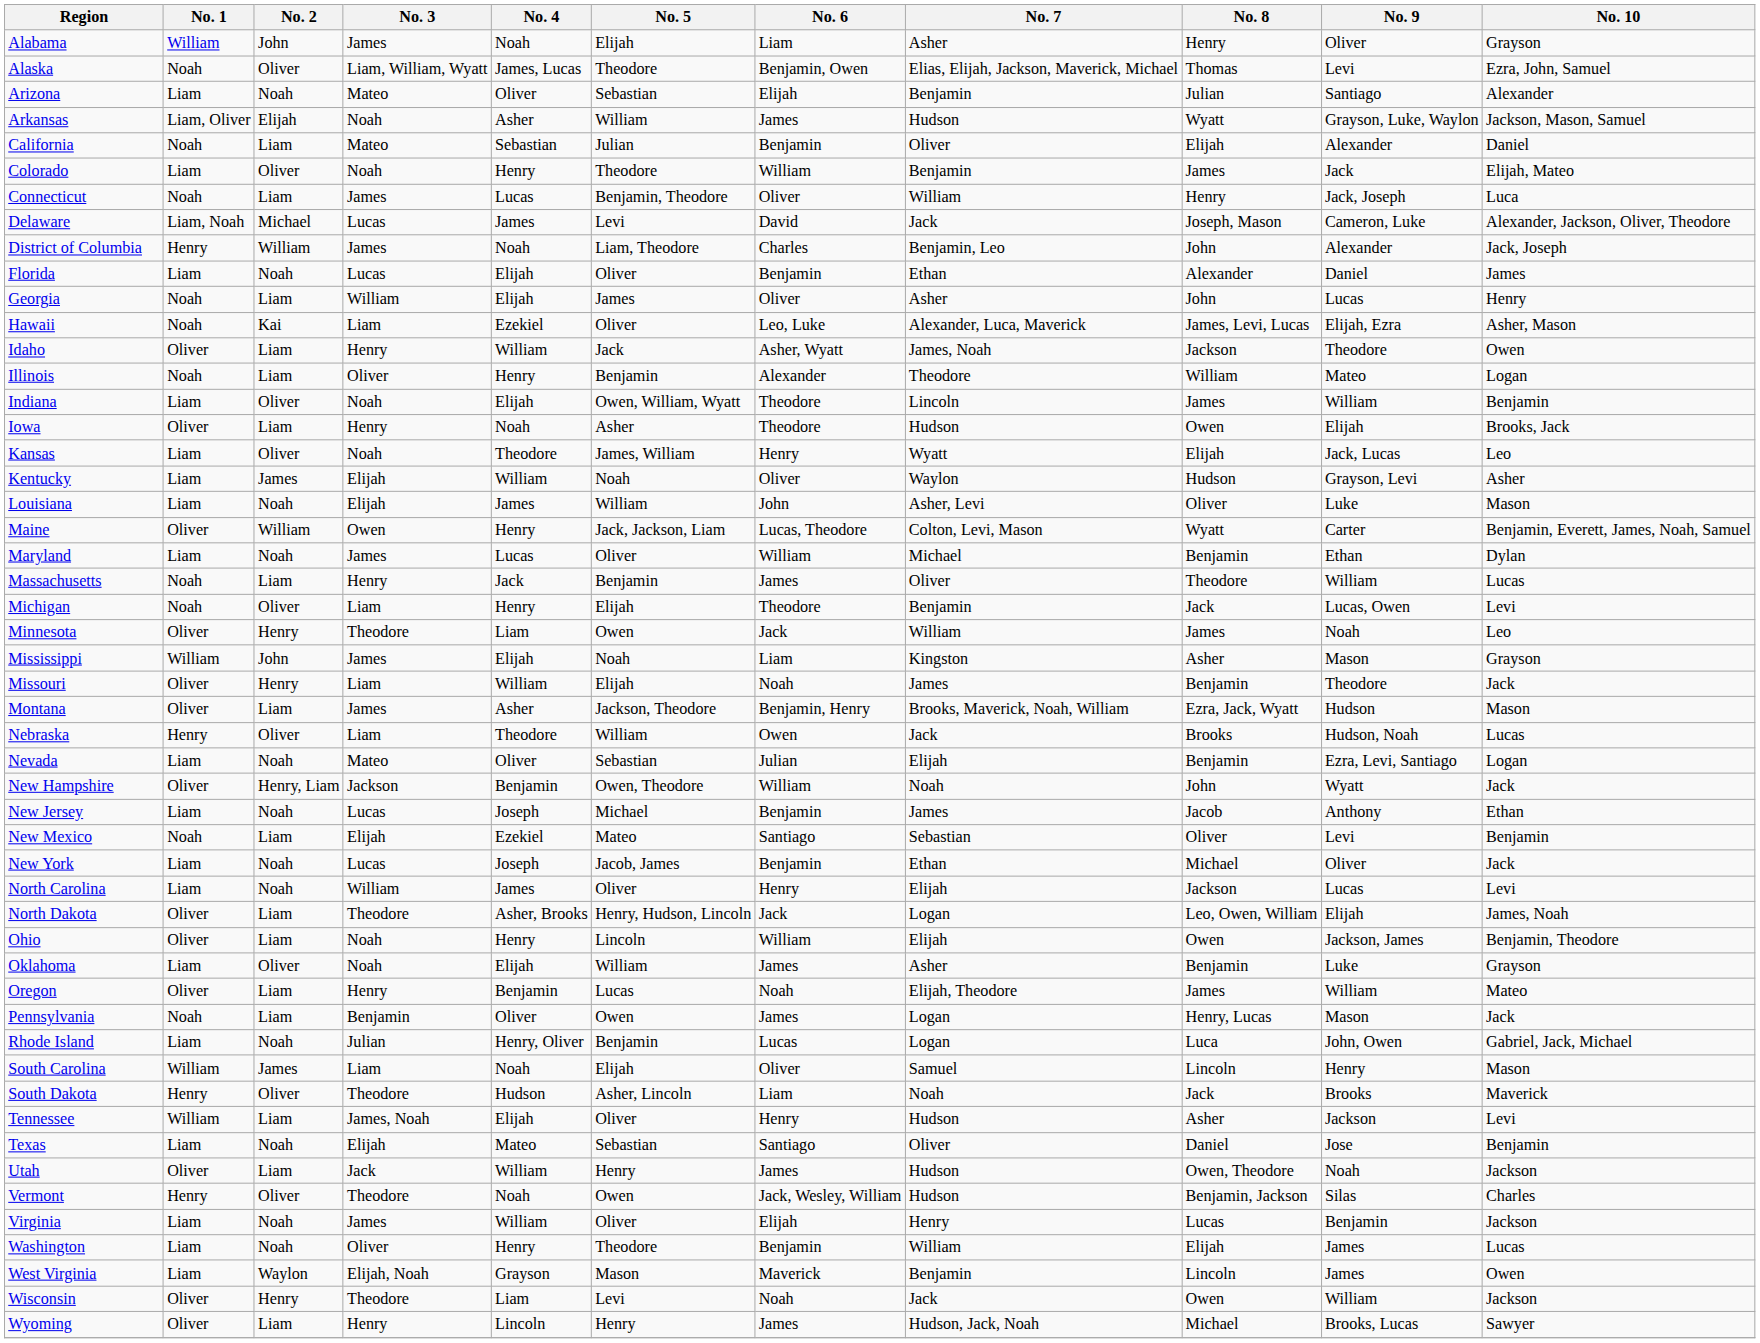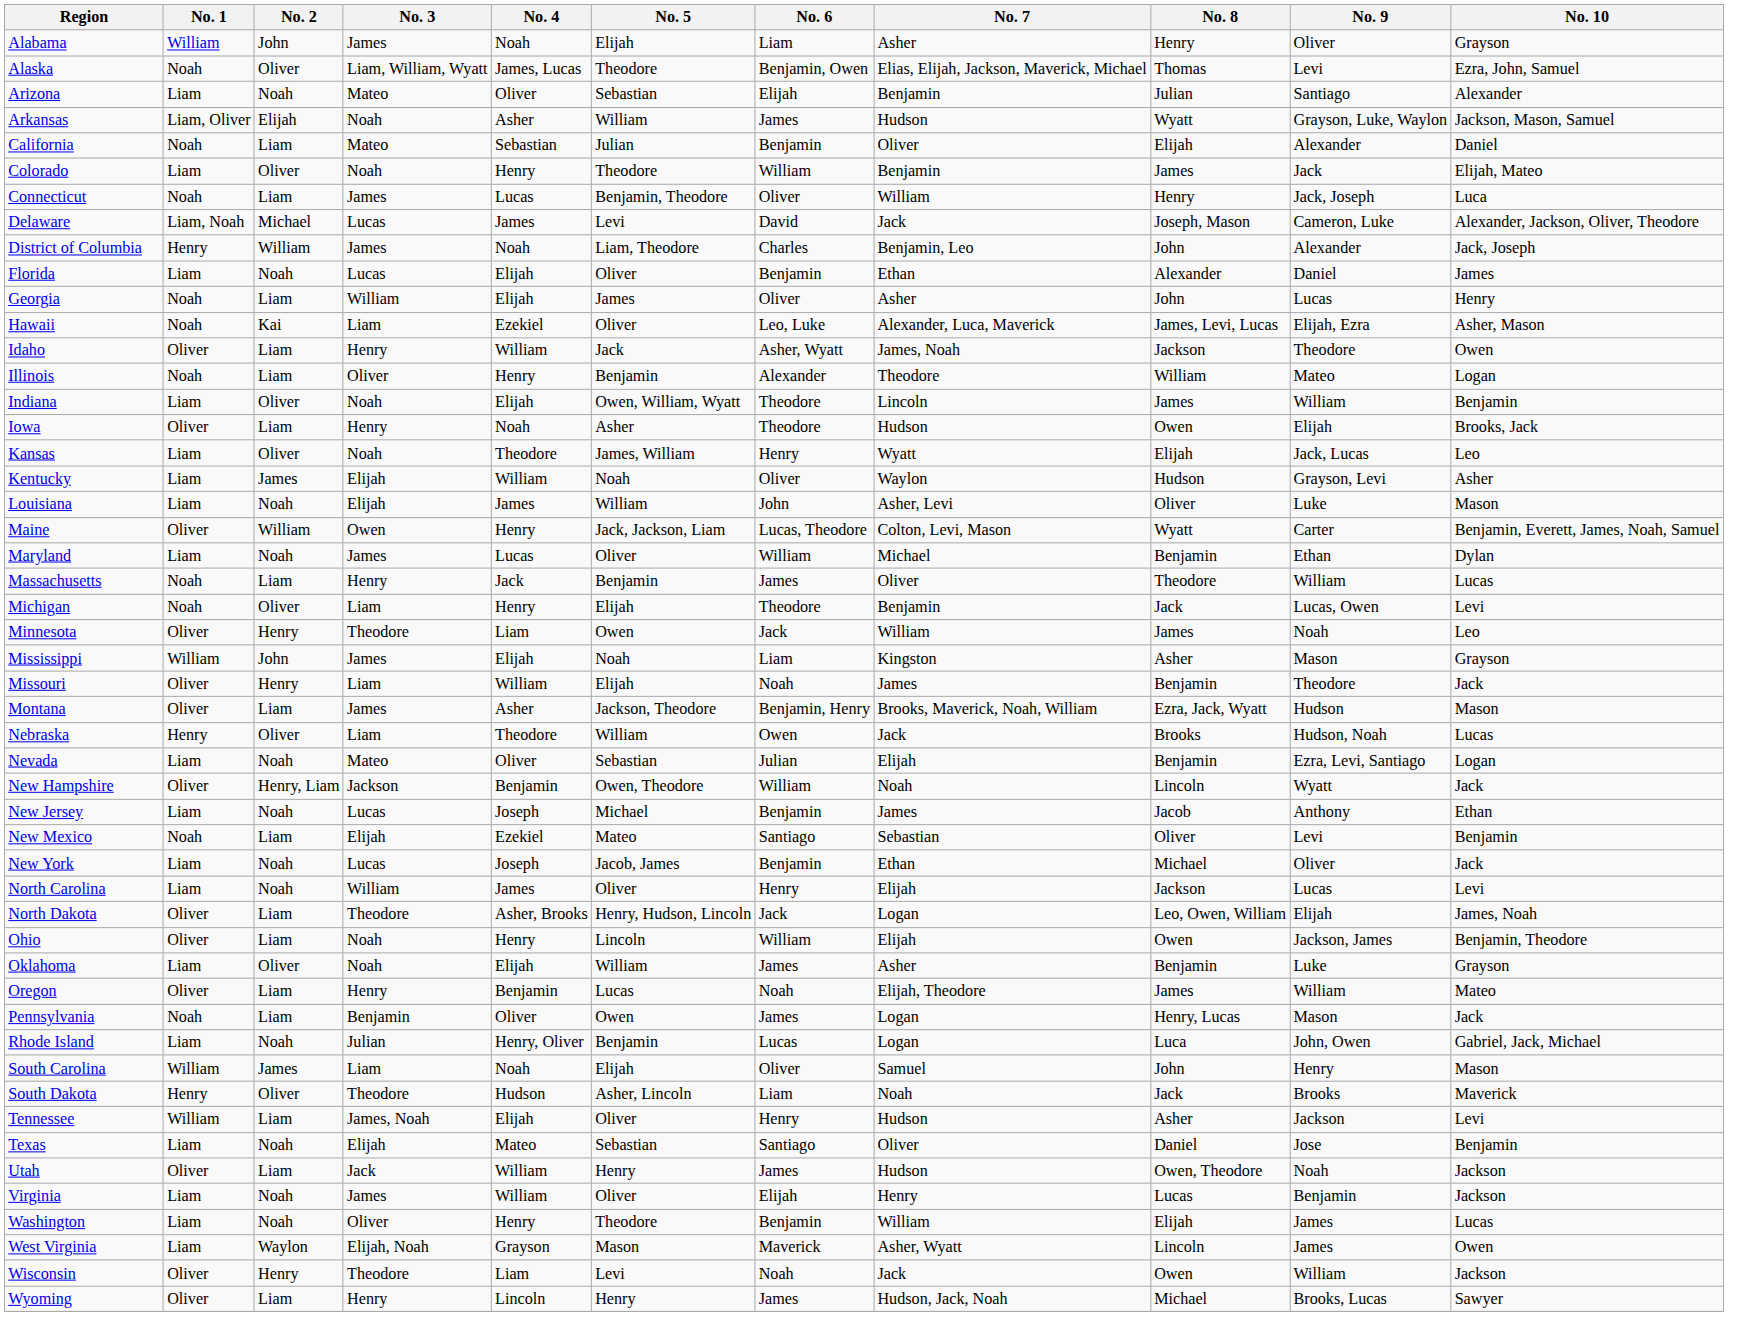(1201, 786) John -> (1179, 786) Lincoln
(1211, 1068) Lincoln -> (1169, 1068) John
- row: (36, 1196)
(940, 1273) Benjamin -> (920, 1247) Asher, Wyatt
